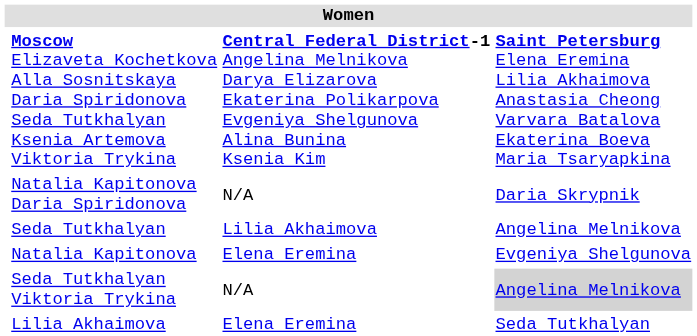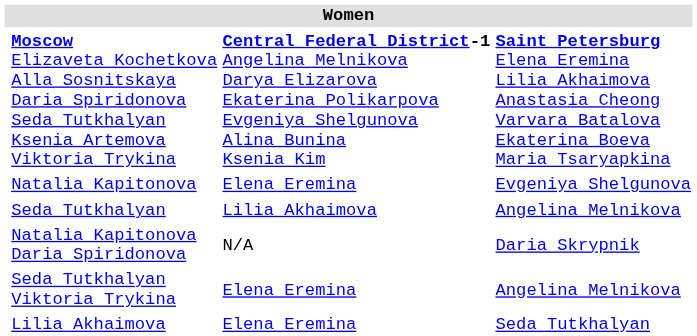rows swapped: (104, 255) <-> (104, 195)
(238, 290) N/A -> (289, 290) Elena Eremina
(588, 290) lightgrey background -> (588, 290) no background
